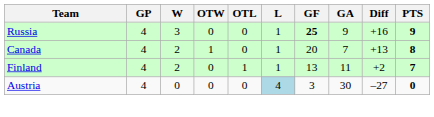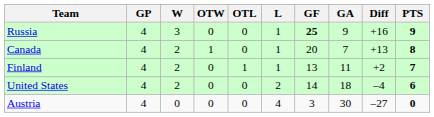+ row: (37, 85)
(278, 85) lightblue background -> (278, 103) no background
